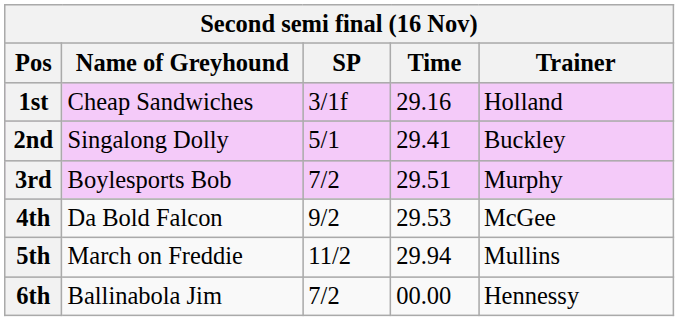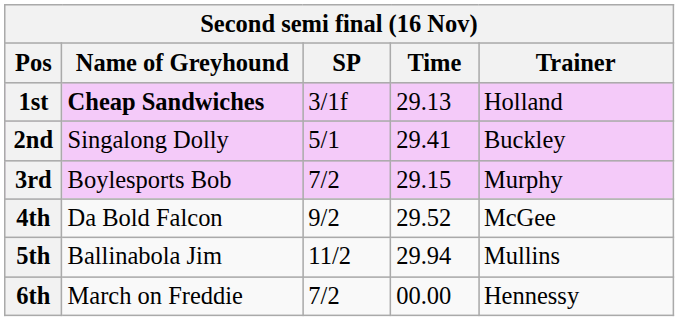(160, 101) normal -> (166, 101) bold
(424, 101) 29.16 -> (424, 101) 29.13
(424, 179) 29.51 -> (424, 179) 29.15
(424, 218) 29.53 -> (424, 218) 29.52
(155, 256) March on Freddie -> (145, 256) Ballinabola Jim
(145, 295) Ballinabola Jim -> (155, 295) March on Freddie
